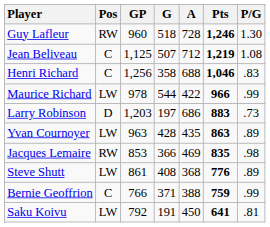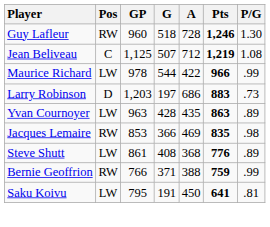- row: (43, 73)
(108, 192) C -> (108, 172) RW
(138, 212) 792 -> (138, 192) 795
